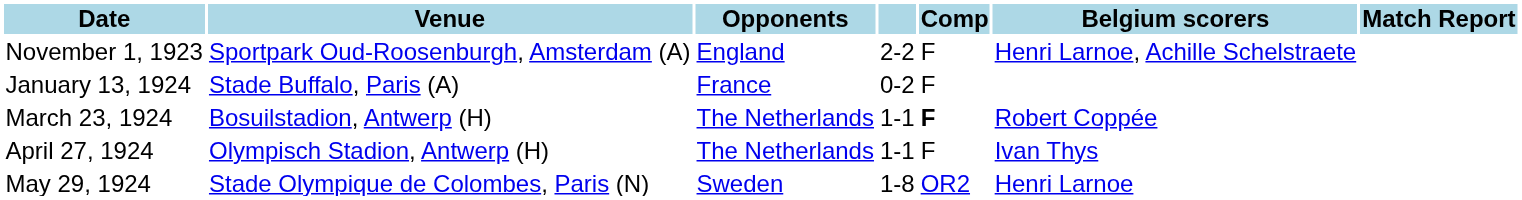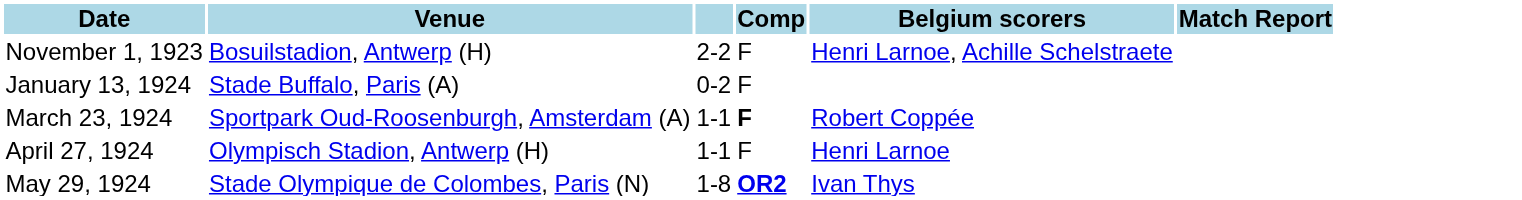- column: (785, 18)
(450, 51) Sportpark Oud-Roosenburgh, Amsterdam (A) -> (350, 51) Bosuilstadion, Antwerp (H)
(350, 117) Bosuilstadion, Antwerp (H) -> (450, 117) Sportpark Oud-Roosenburgh, Amsterdam (A)
(1046, 150) Ivan Thys -> (881, 150) Henri Larnoe
(945, 183) normal -> (762, 183) bold
(1064, 183) Henri Larnoe -> (863, 183) Ivan Thys
